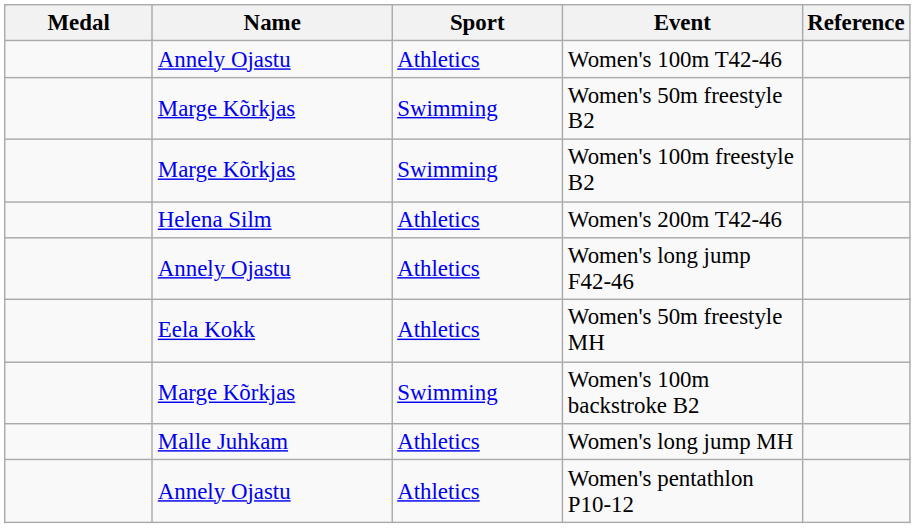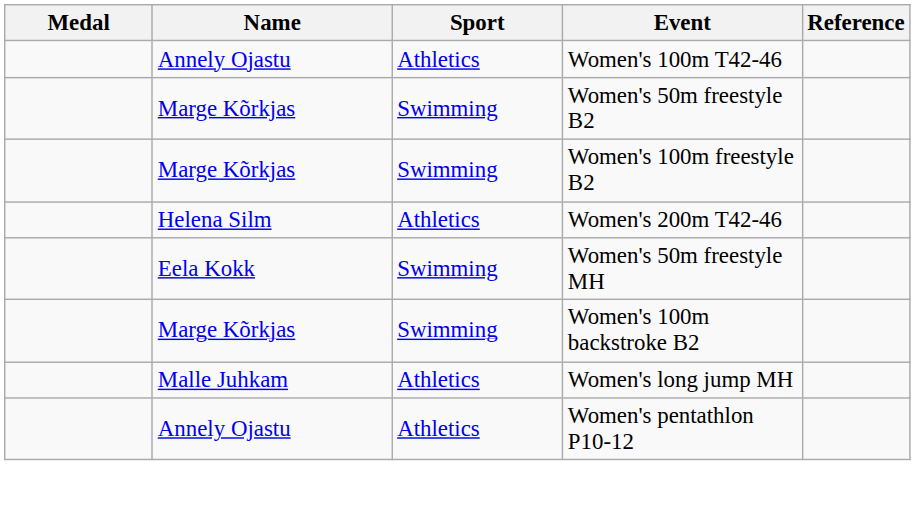- row: (659, 268)
(438, 330) Athletics -> (447, 268) Swimming
